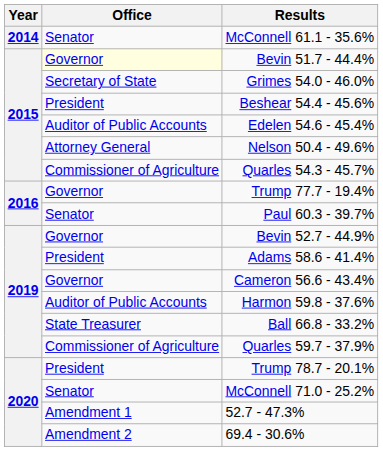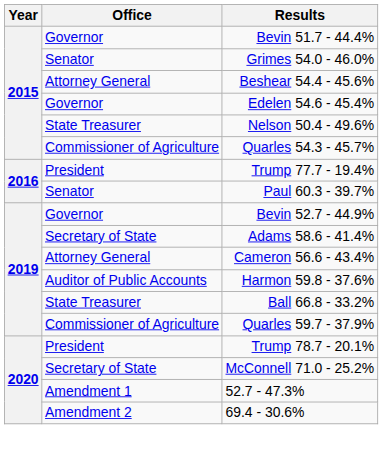- row: (300, 37)
(74, 59) lightyellow background -> (74, 37) no background
(101, 81) Secretary of State -> (69, 59) Senator
(74, 103) President -> (98, 81) Attorney General
(126, 125) Auditor of Public Accounts -> (74, 103) Governor
(98, 147) Attorney General -> (93, 125) State Treasurer
(74, 192) Governor -> (74, 170) President
(74, 258) President -> (101, 236) Secretary of State
(74, 280) Governor -> (98, 258) Attorney General
(69, 390) Senator -> (101, 368) Secretary of State
